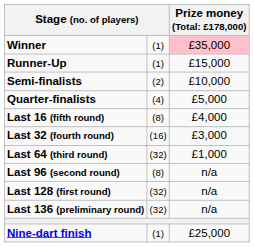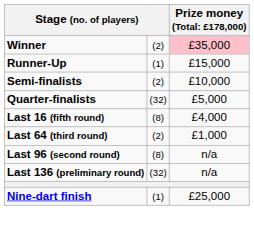(158, 45) (1) -> (158, 45) (2)
(158, 100) (4) -> (158, 100) (32)
- row: (60, 136)
(158, 155) (32) -> (158, 136) (2)
- row: (59, 191)
